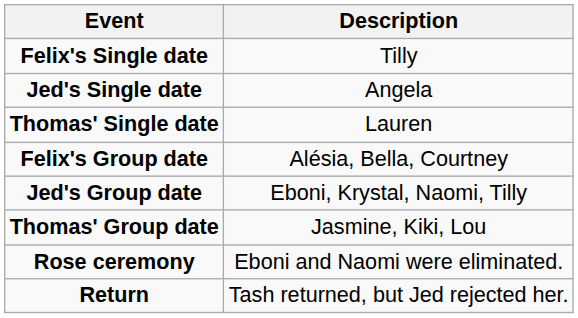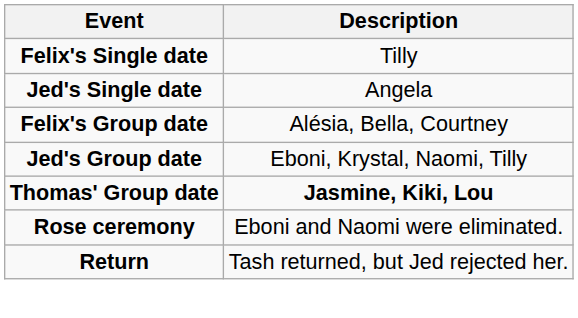- row: (114, 124)
(399, 227) normal -> (399, 192) bold
